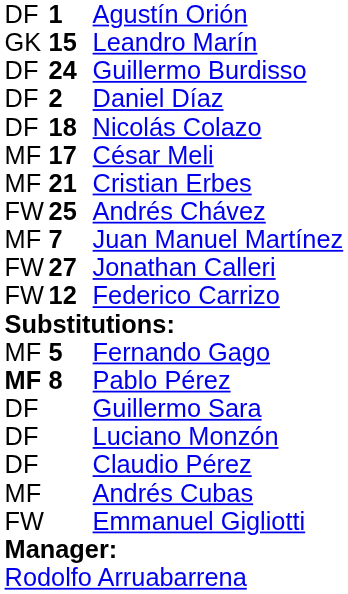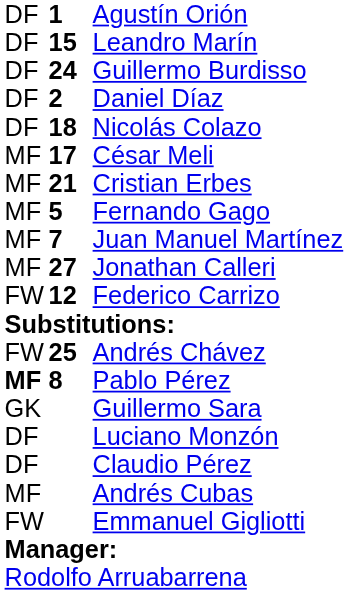(23, 42) GK -> (21, 42) DF
rows swapped: (181, 352) <-> (179, 211)
(24, 268) FW -> (23, 268) MF
(21, 408) DF -> (23, 408) GK
